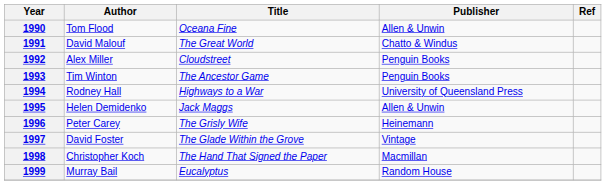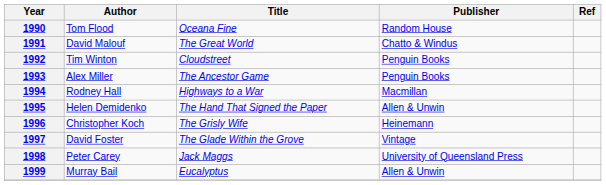(413, 28) Allen & Unwin -> (417, 28) Random House
(90, 60) Alex Miller -> (92, 60) Tim Winton
(92, 76) Tim Winton -> (90, 76) Alex Miller
(452, 92) University of Queensland Press -> (404, 92) Macmillan
(206, 108) Jack Maggs -> (253, 108) The Hand That Signed the Paper
(93, 124) Peter Carey -> (105, 124) Christopher Koch
(105, 156) Christopher Koch -> (93, 156) Peter Carey
(253, 156) The Hand That Signed the Paper -> (206, 156) Jack Maggs
(404, 156) Macmillan -> (452, 156) University of Queensland Press
(417, 172) Random House -> (413, 172) Allen & Unwin
